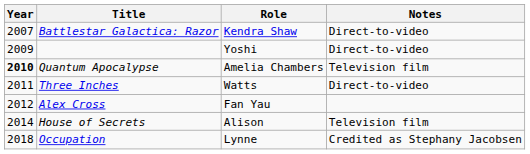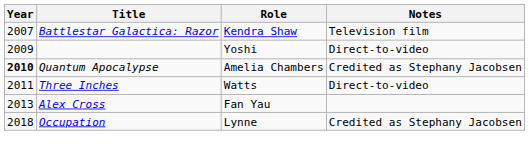(379, 31) Direct-to-video -> (379, 31) Television film
(379, 67) Television film -> (425, 67) Credited as Stephany Jacobsen
(20, 103) 2012 -> (20, 103) 2013
- row: (92, 121)
